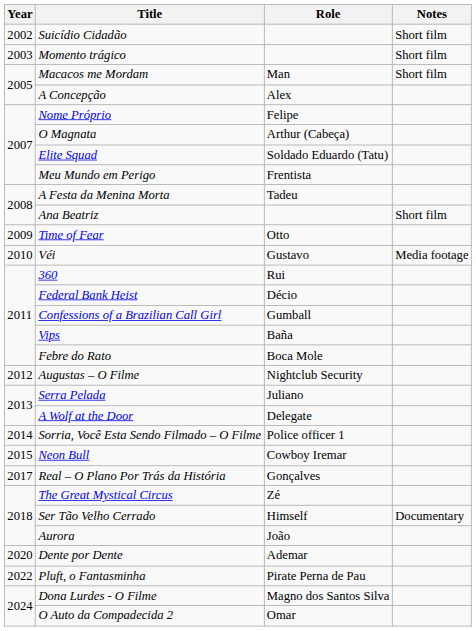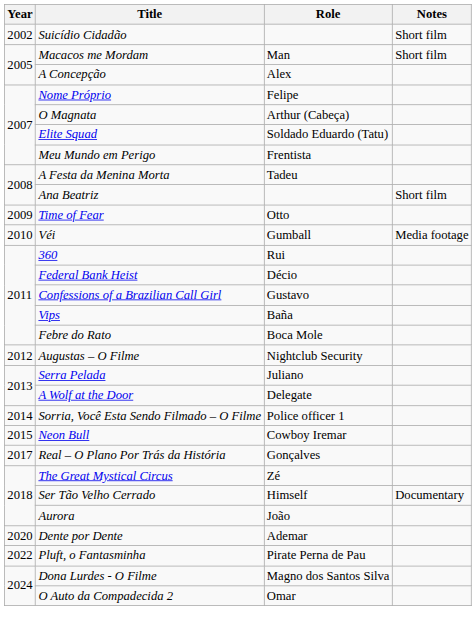- row: (85, 54)
(288, 255) Gustavo -> (289, 235) Gumball
(289, 315) Gumball -> (288, 295) Gustavo
